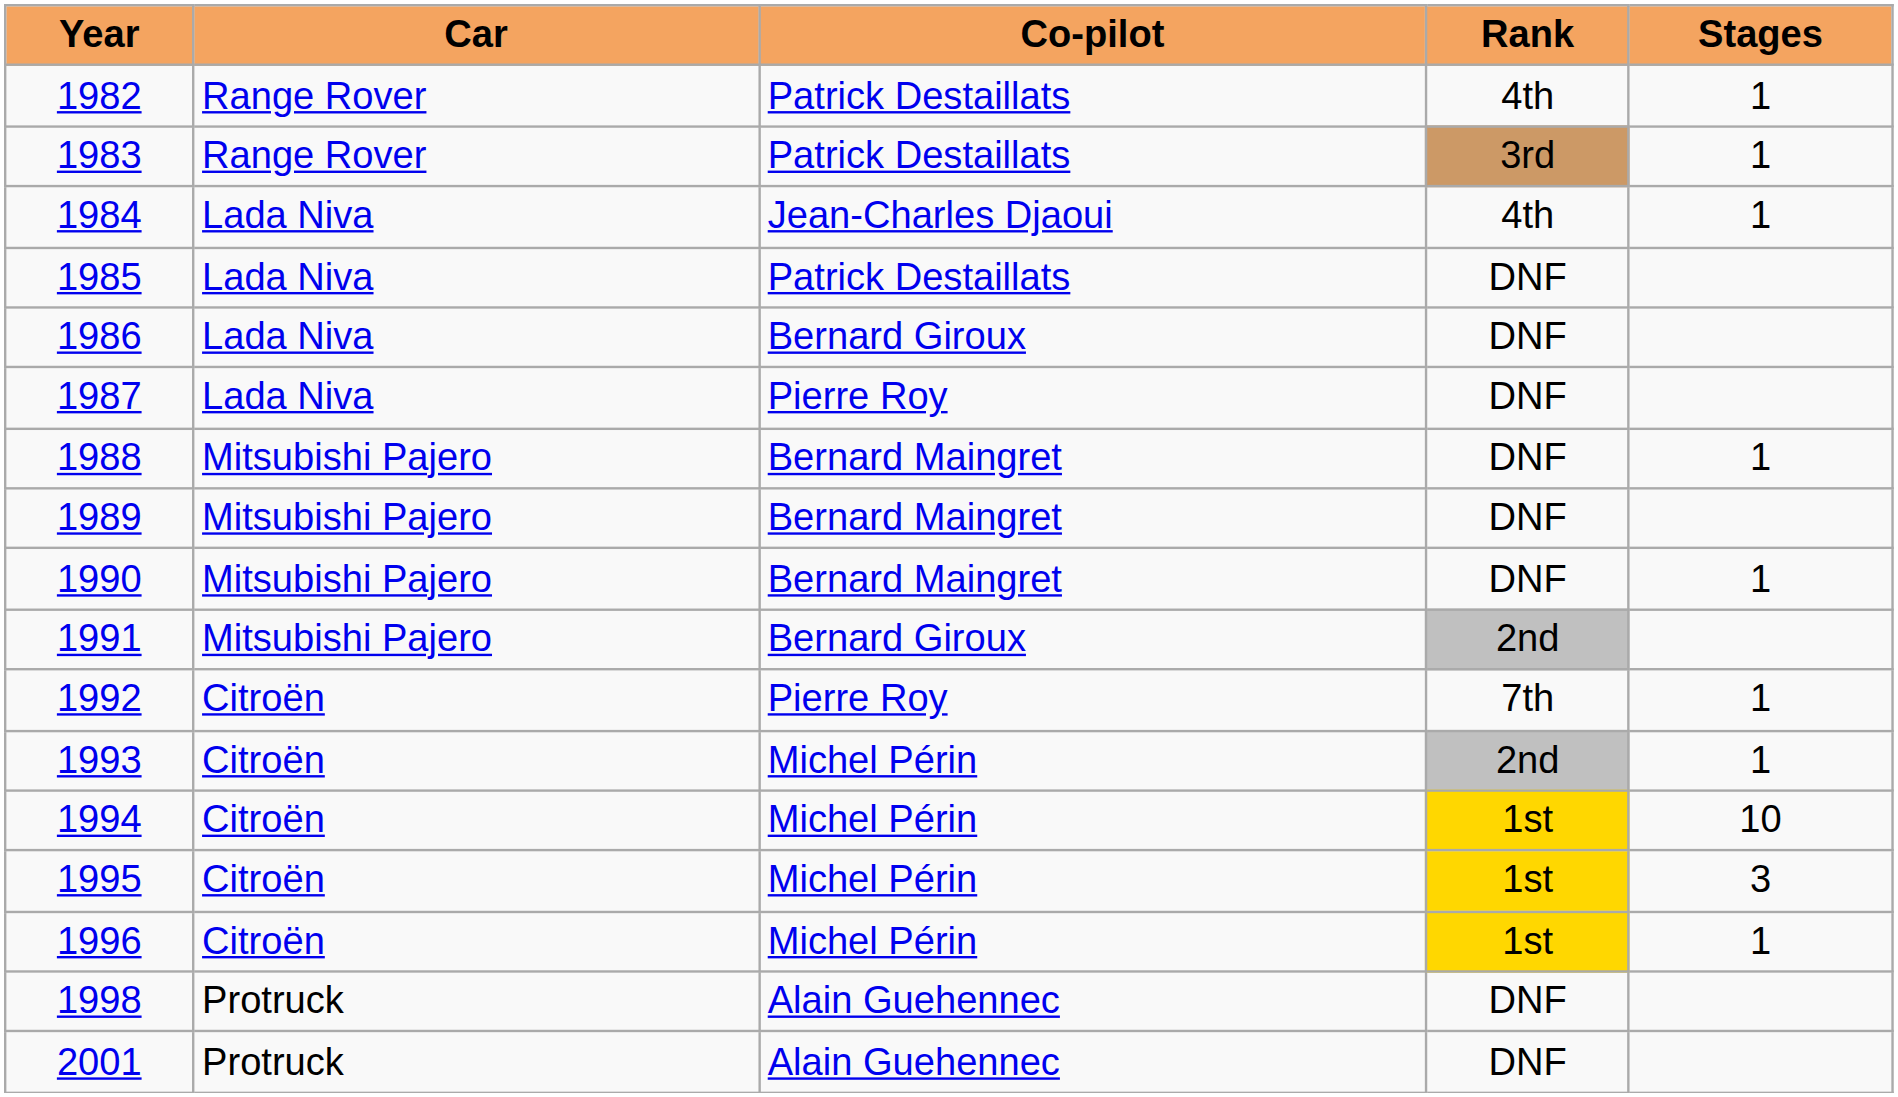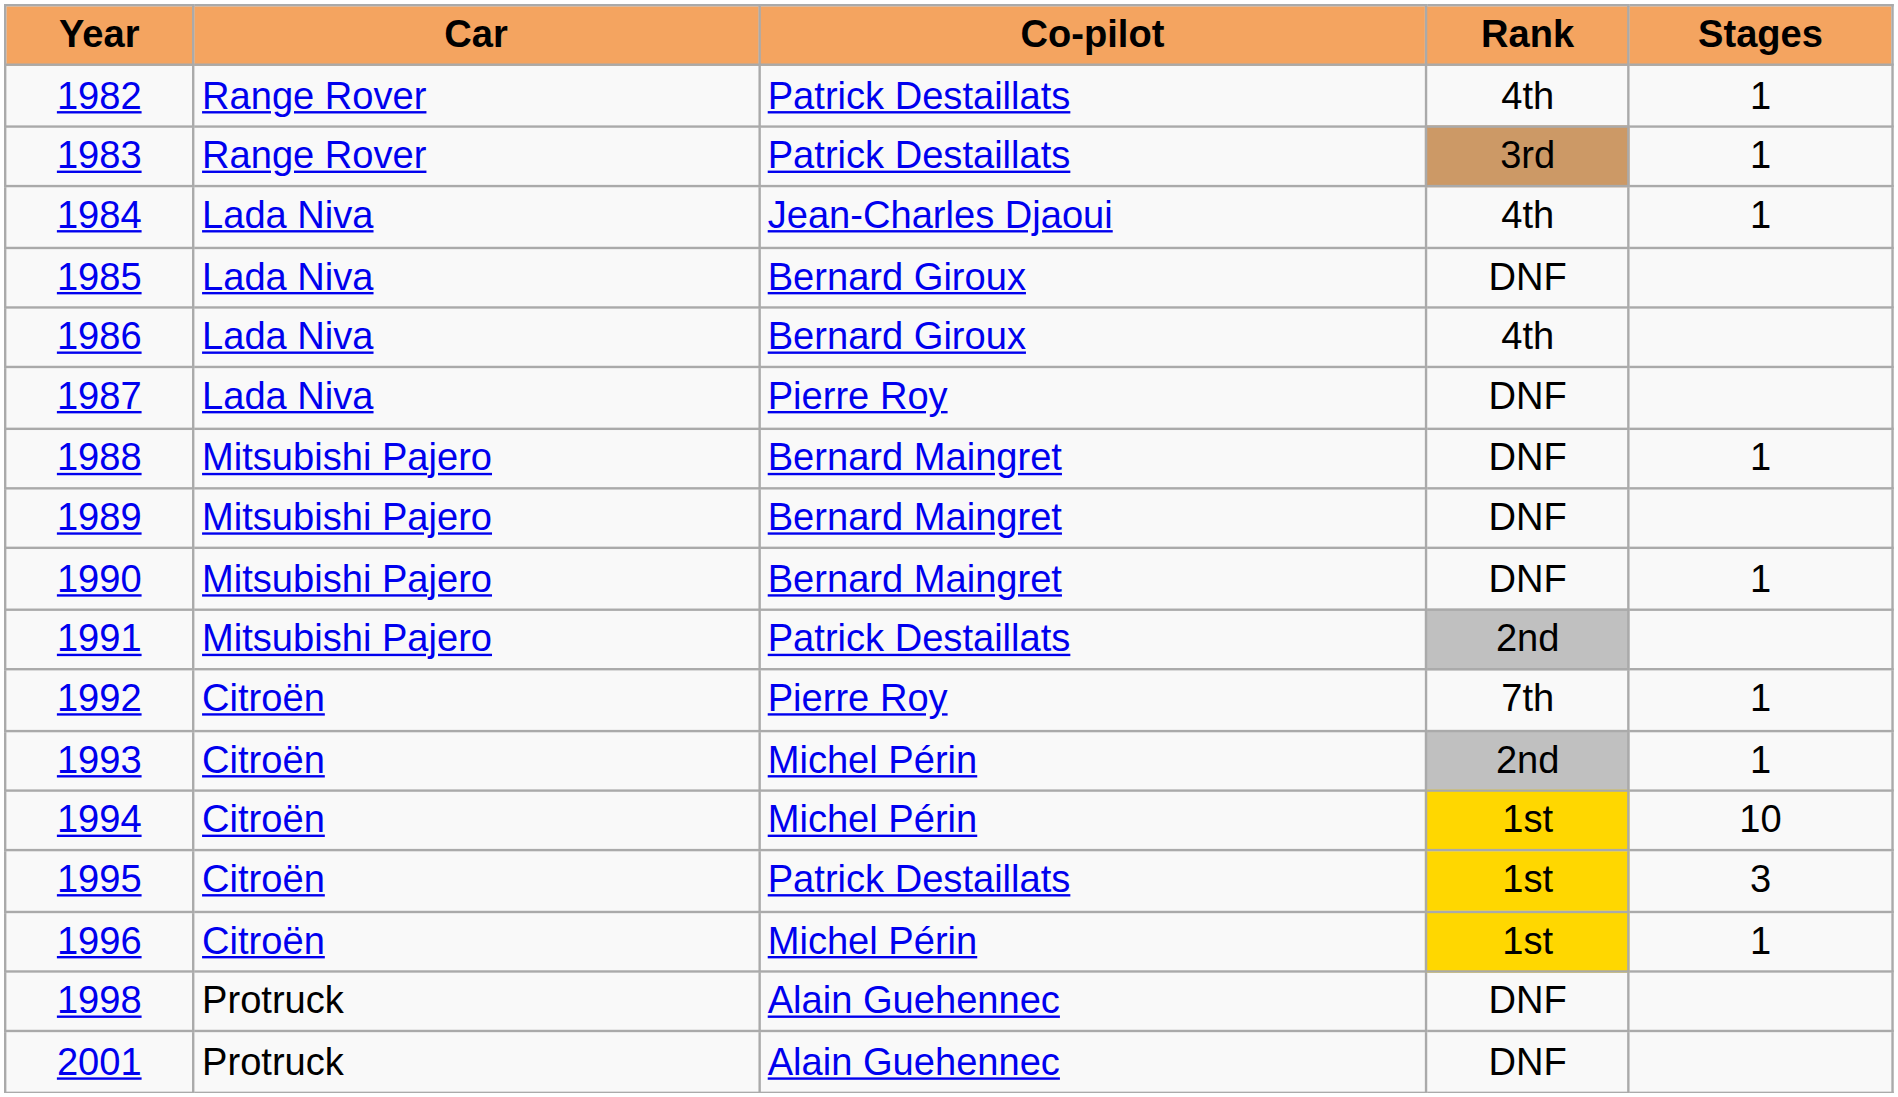(919, 276) Patrick Destaillats -> (897, 276) Bernard Giroux
(1528, 336) DNF -> (1528, 336) 4th
(897, 638) Bernard Giroux -> (919, 638) Patrick Destaillats
(872, 880) Michel Périn -> (919, 880) Patrick Destaillats
